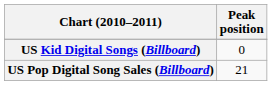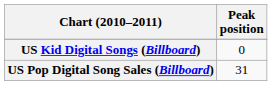(242, 70) 21 -> (242, 70) 31
